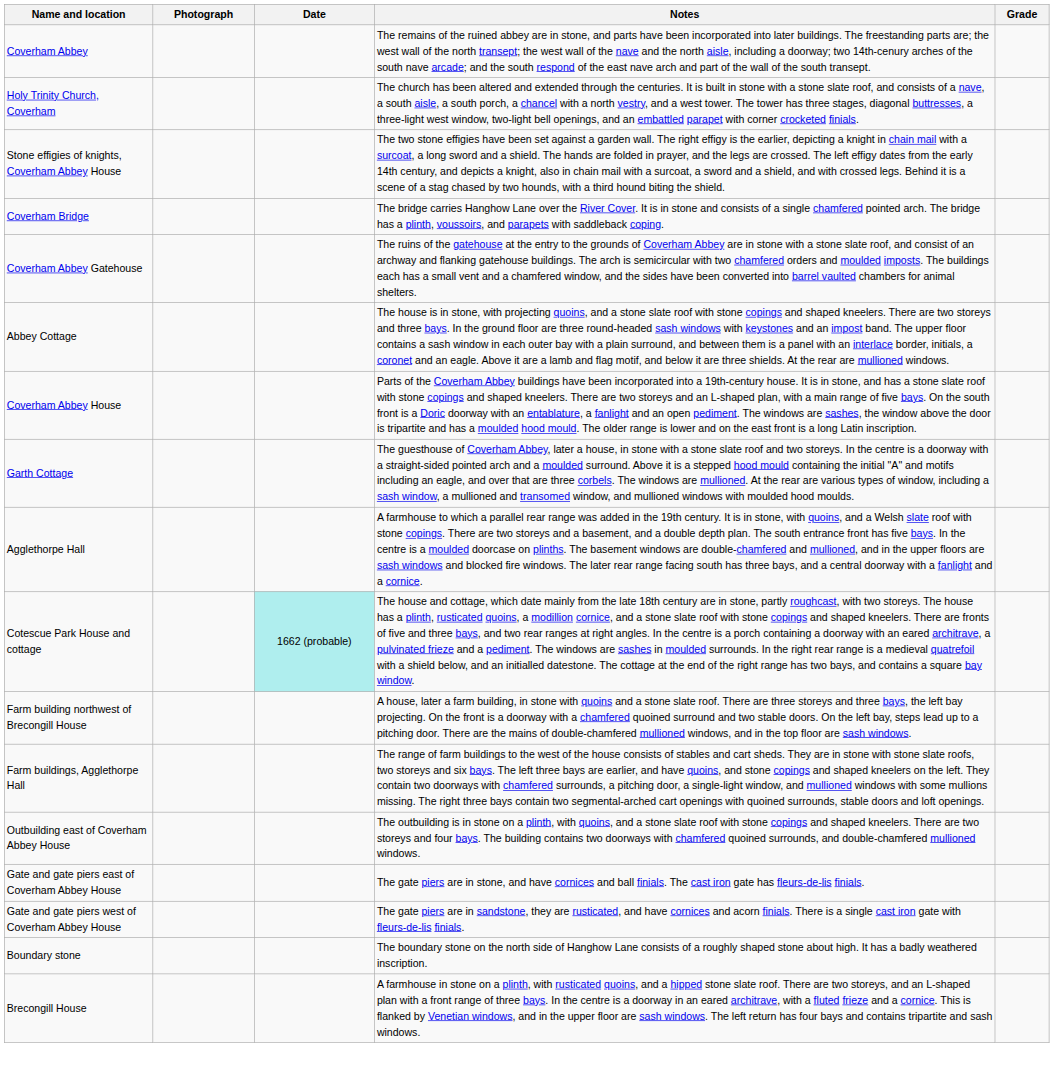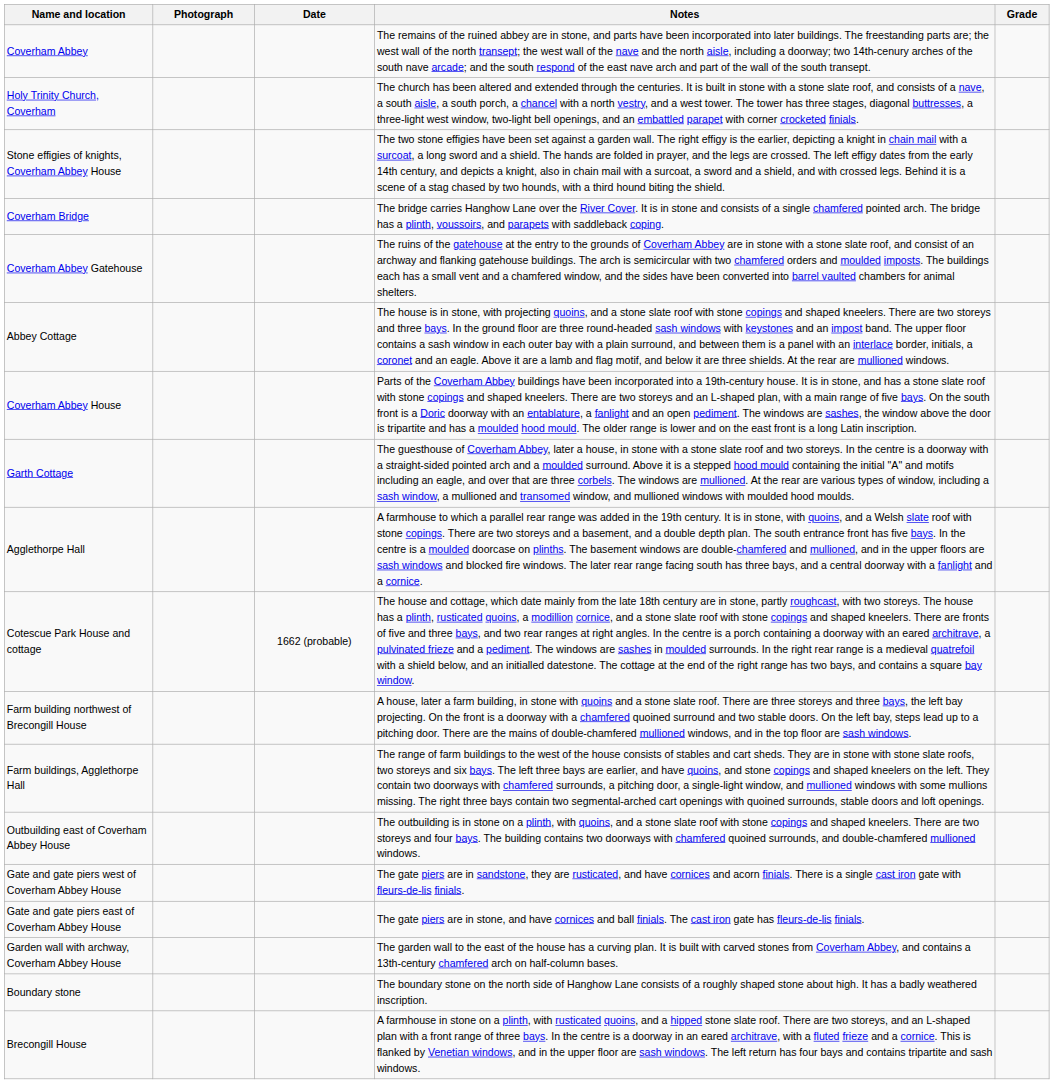(314, 641) paleturquoise background -> (314, 641) no background
rows swapped: (71, 919) <-> (70, 882)
+ row: (68, 956)
